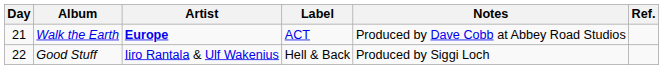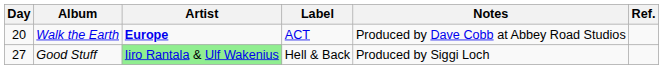(19, 34) 21 -> (19, 34) 20
(19, 54) 22 -> (19, 54) 27
(202, 54) no background -> (202, 54) lightgreen background
